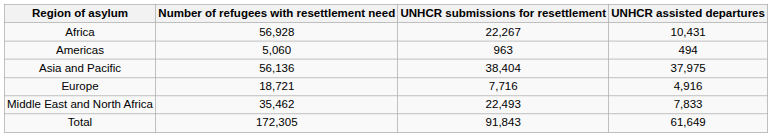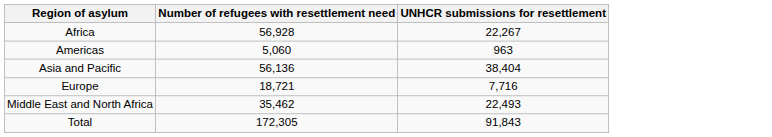- column: (688, 13)
